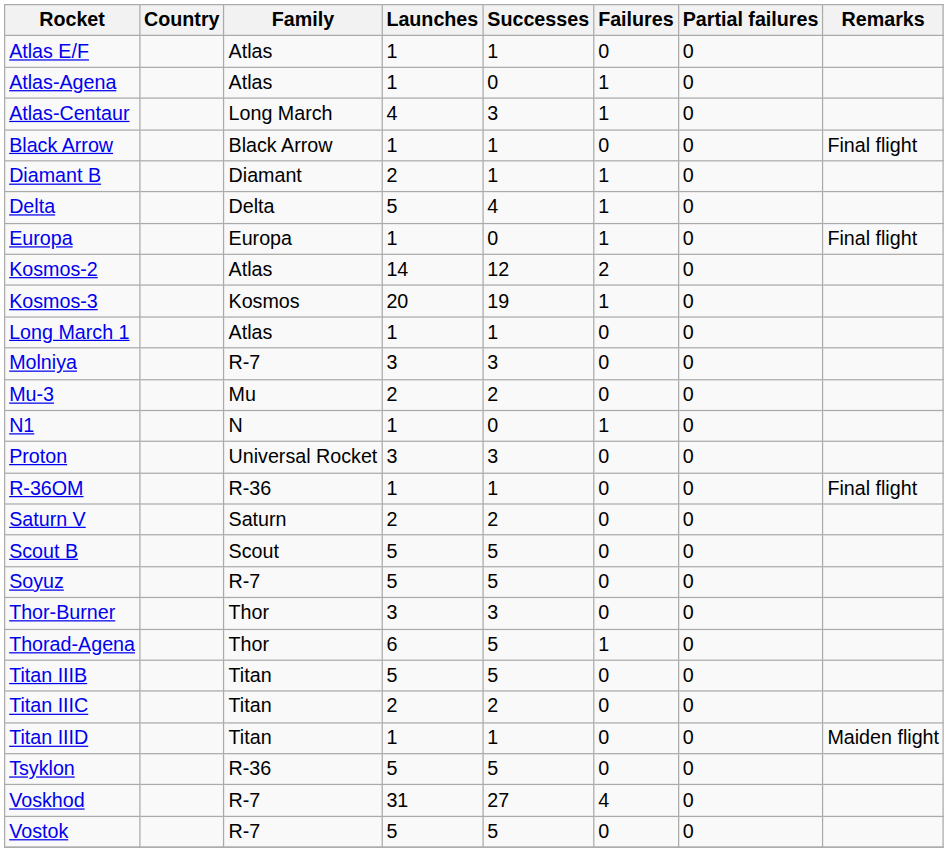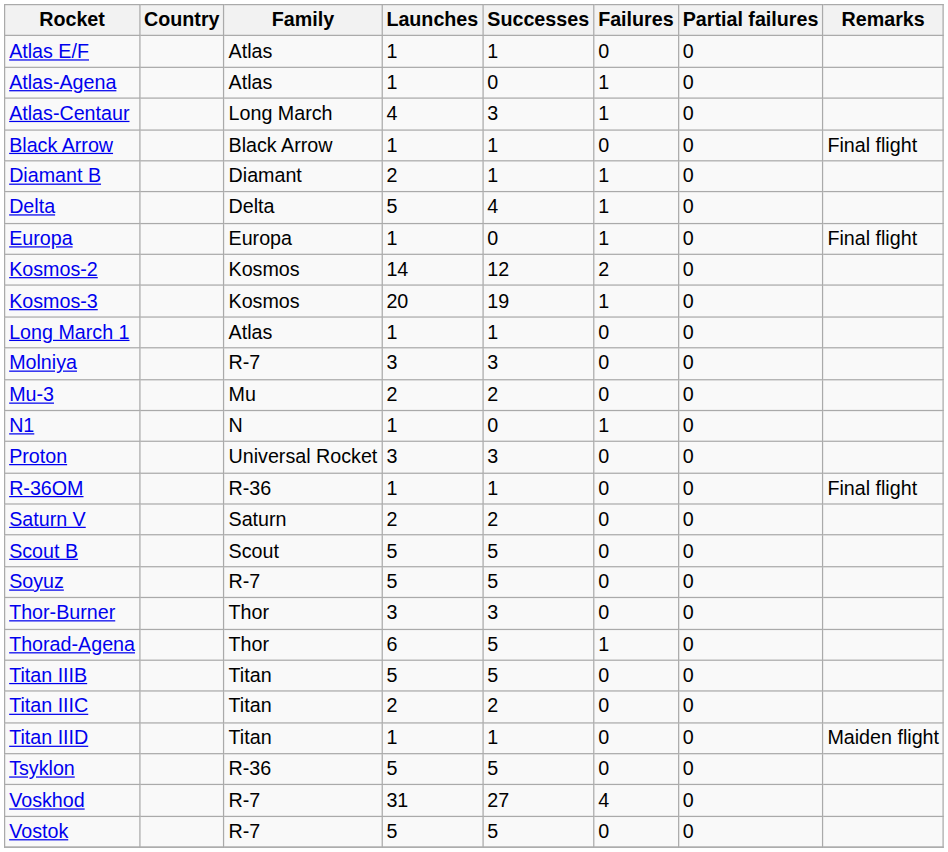(250, 269) Atlas -> (264, 269) Kosmos
